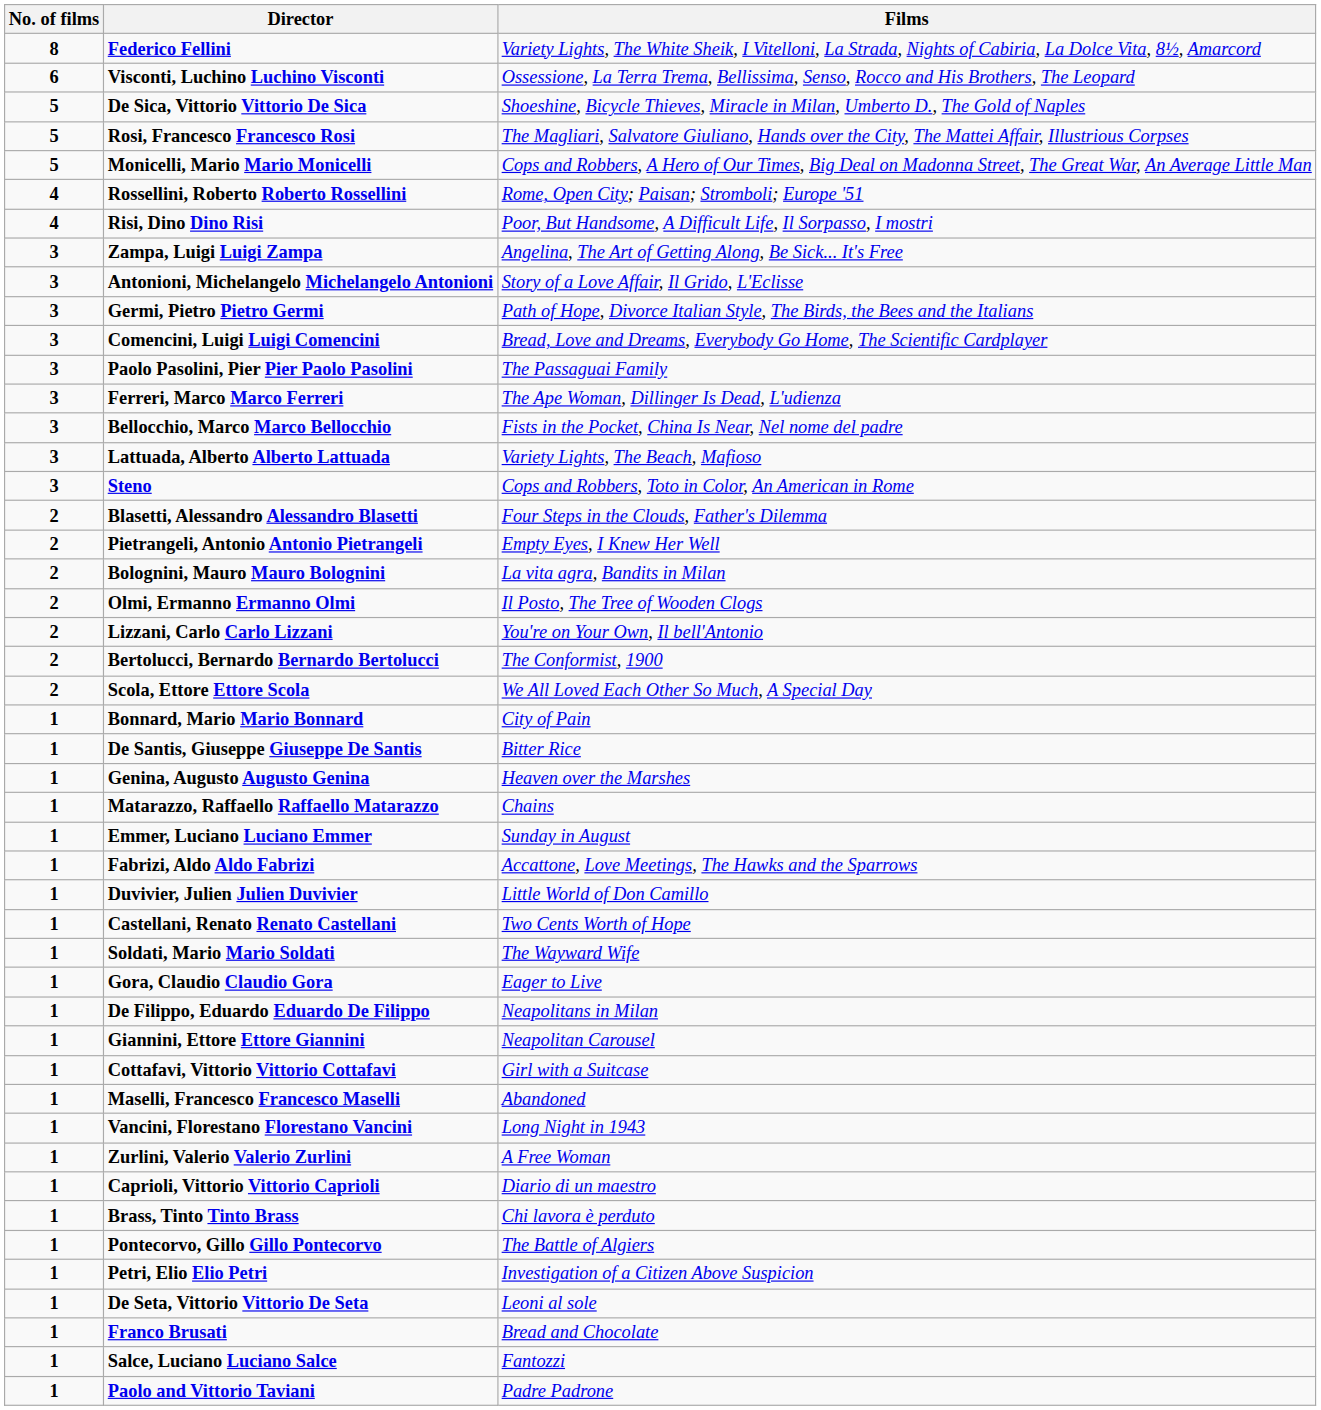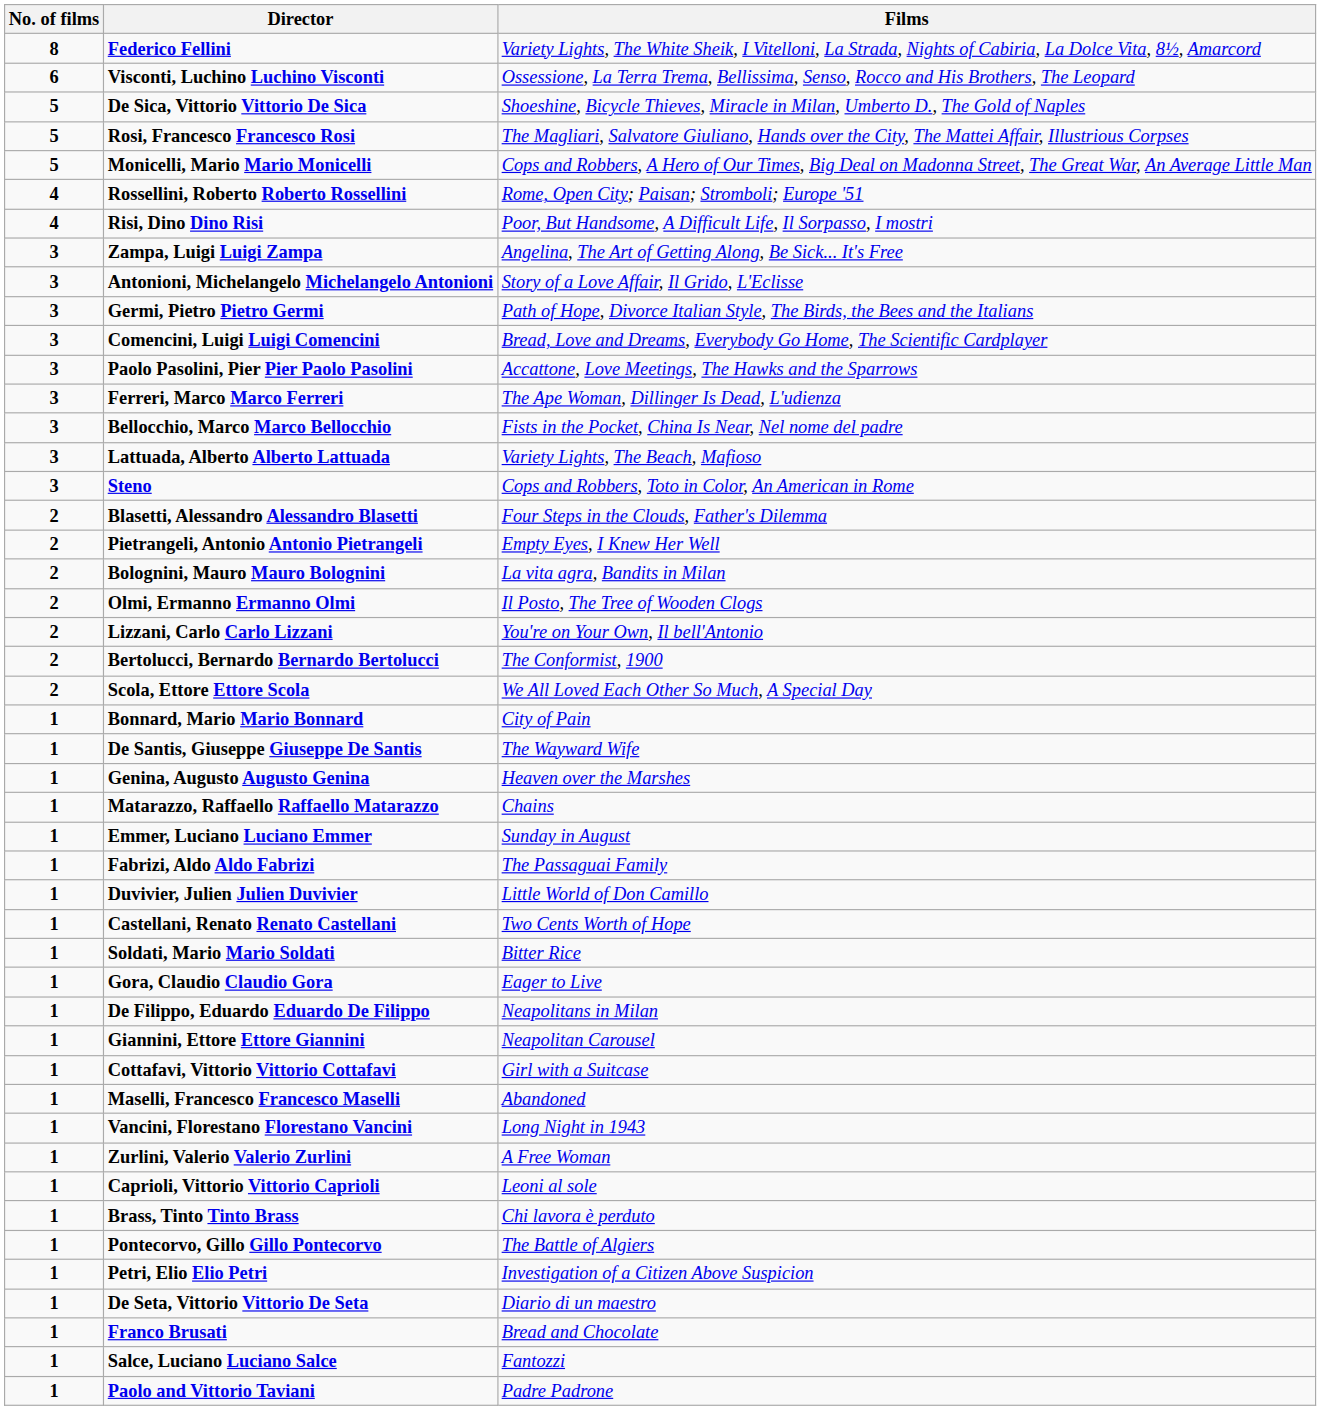(584, 369) The Passaguai Family -> (710, 369) Accattone, Love Meetings, The Hawks and the Sparrows
(541, 748) Bitter Rice -> (570, 748) The Wayward Wife
(710, 865) Accattone, Love Meetings, The Hawks and the Sparrows -> (584, 865) The Passaguai Family
(570, 952) The Wayward Wife -> (541, 952) Bitter Rice
(579, 1186) Diario di un maestro -> (549, 1186) Leoni al sole
(549, 1303) Leoni al sole -> (579, 1303) Diario di un maestro
